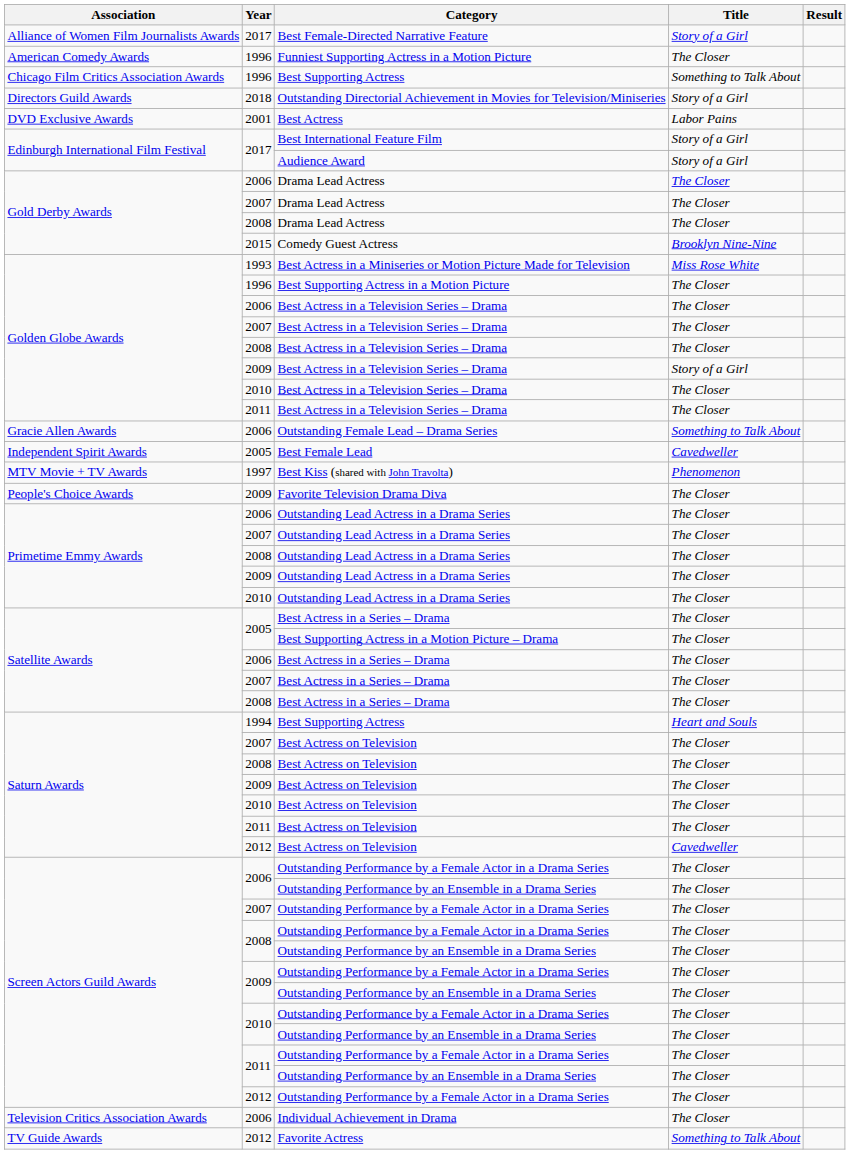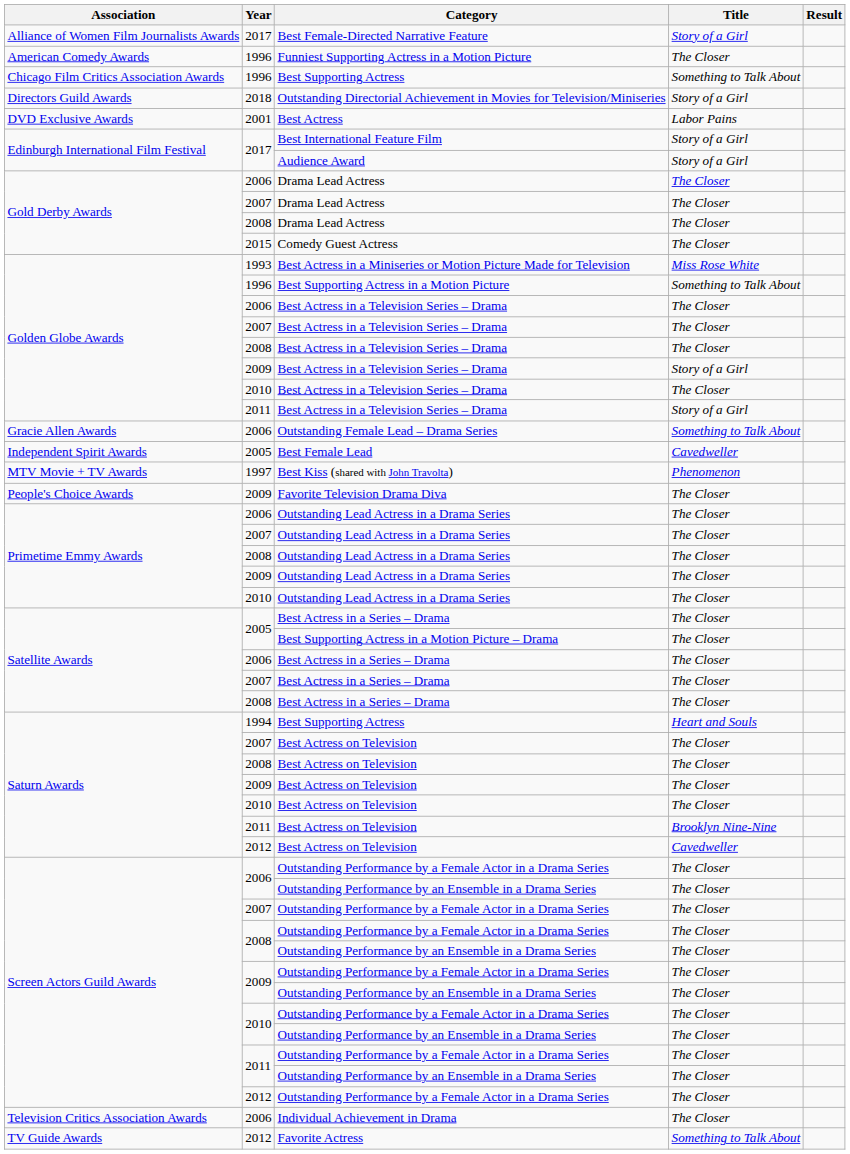(724, 243) Brooklyn Nine-Nine -> (701, 243) The Closer
(701, 285) The Closer -> (736, 285) Something to Talk About
(701, 410) The Closer -> (710, 410) Story of a Girl
(701, 826) The Closer -> (724, 826) Brooklyn Nine-Nine
